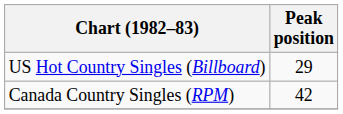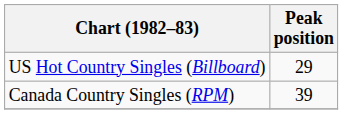(304, 94) 42 -> (304, 94) 39
